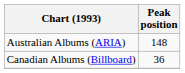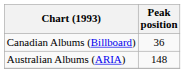rows swapped: (66, 42) <-> (71, 59)
